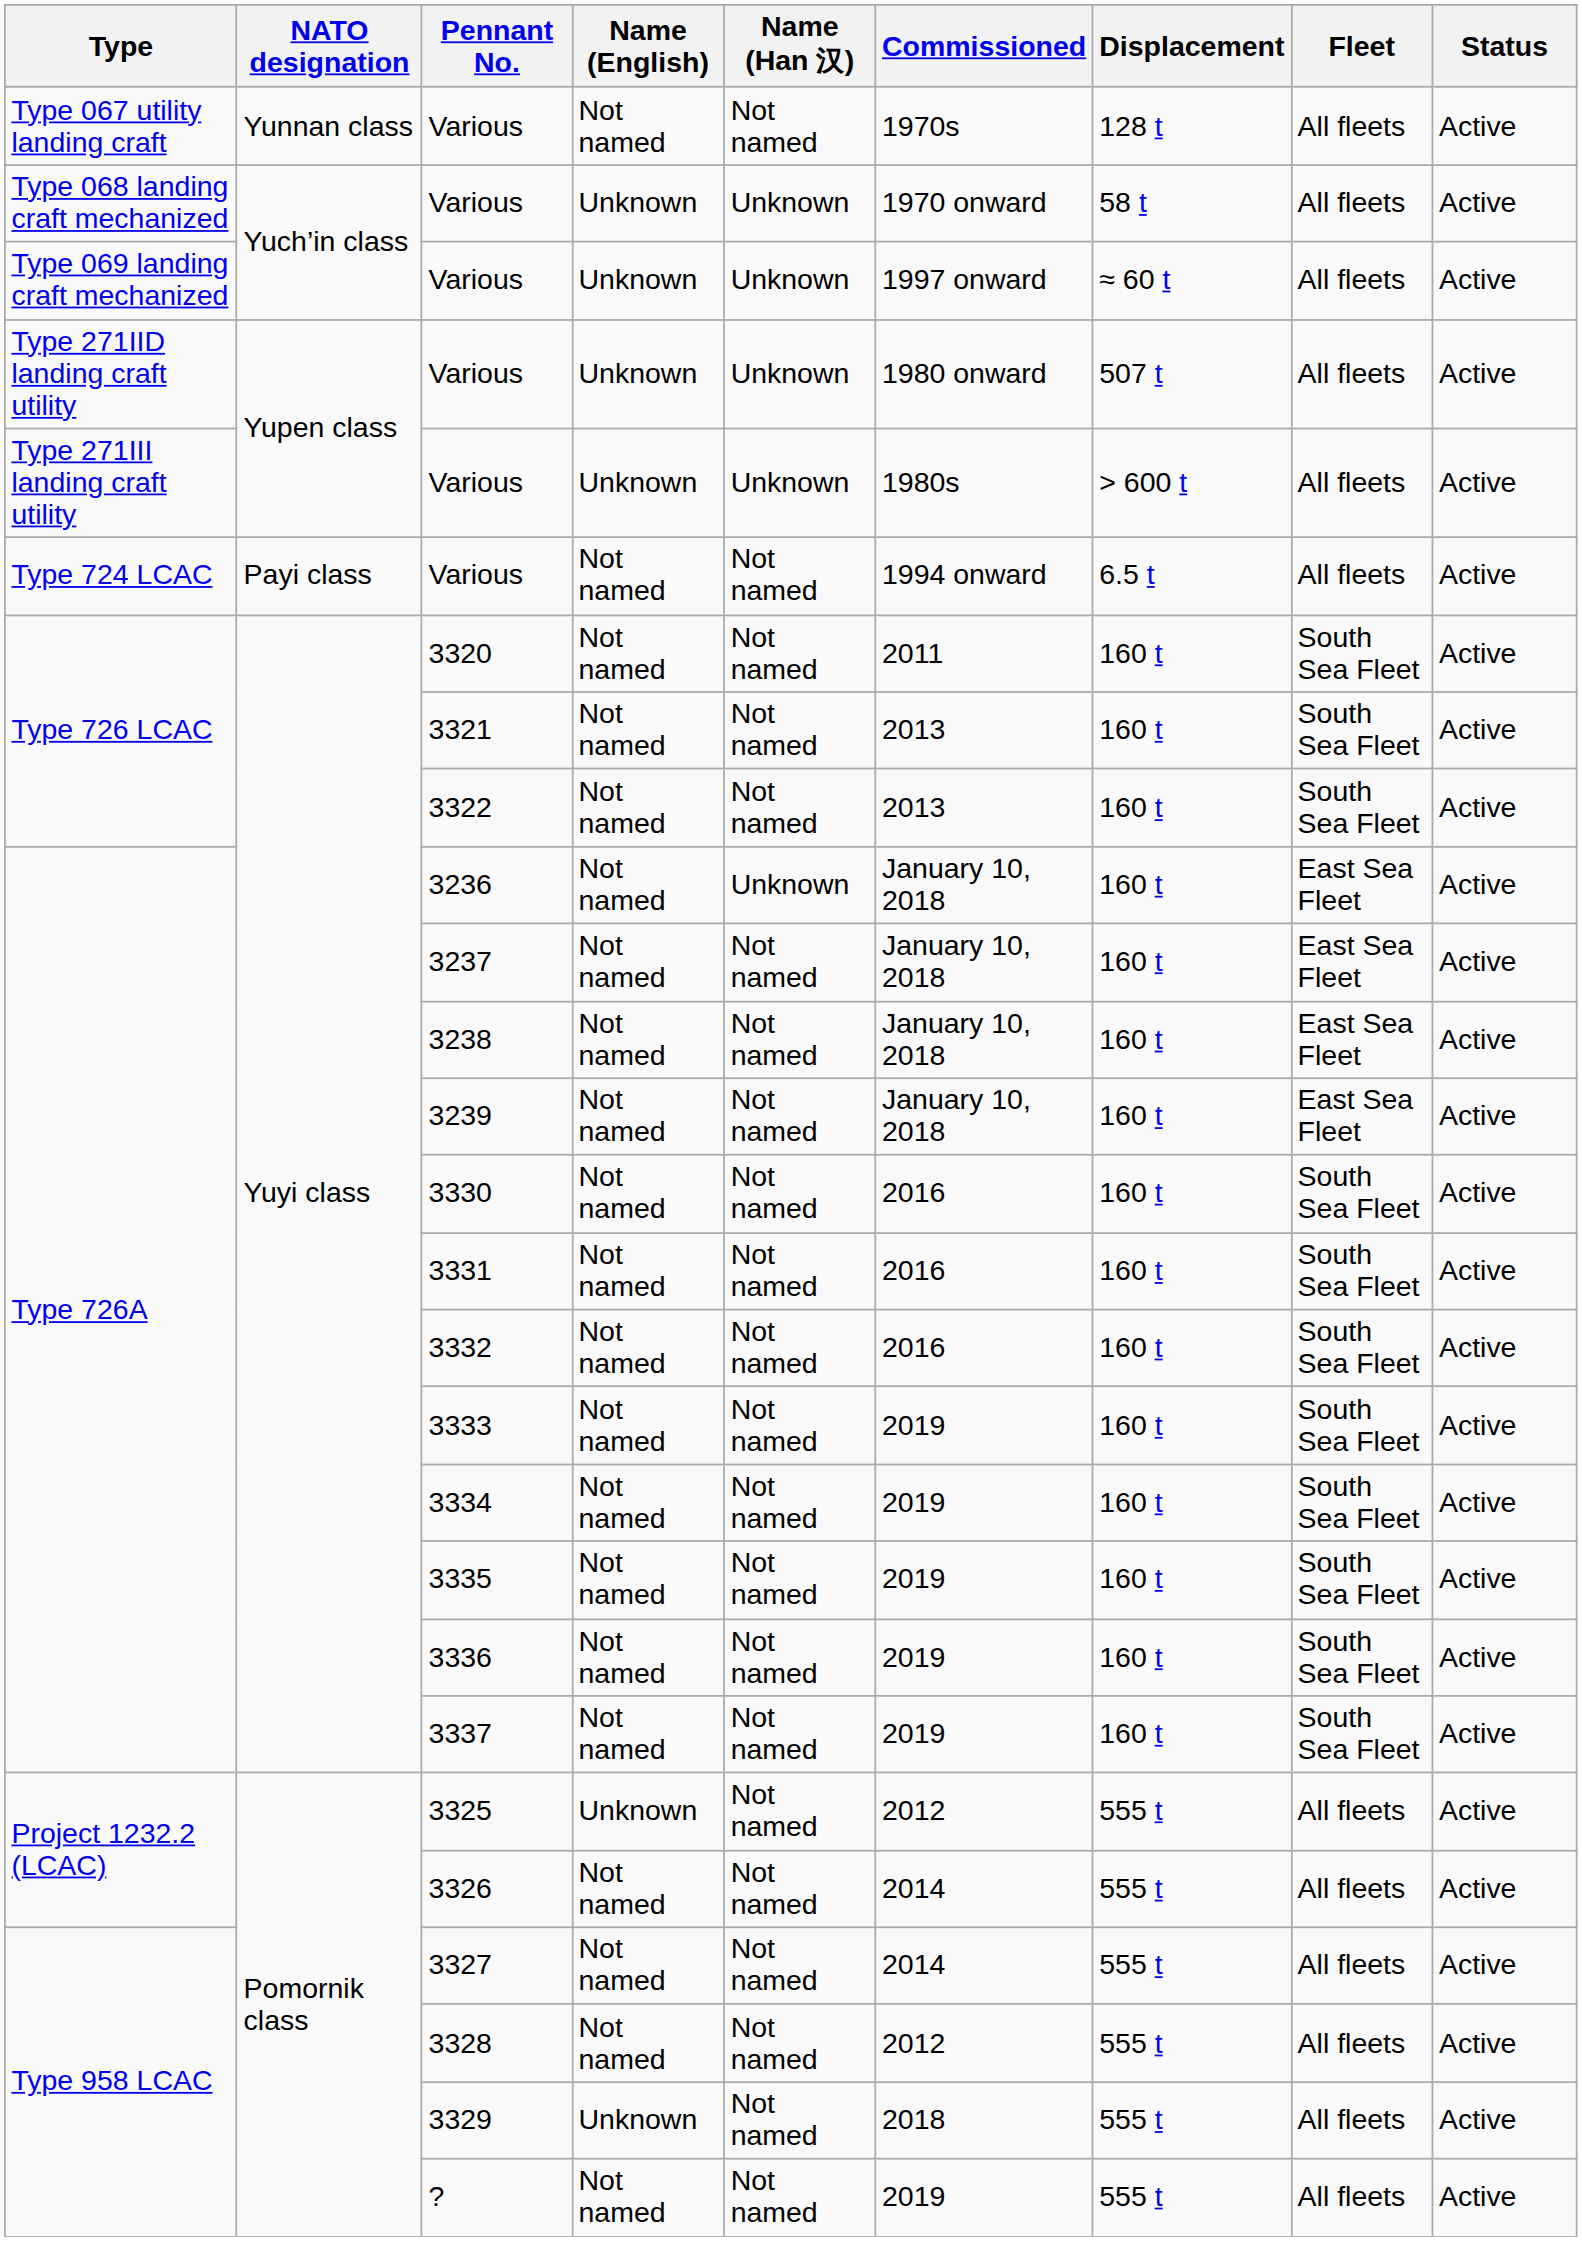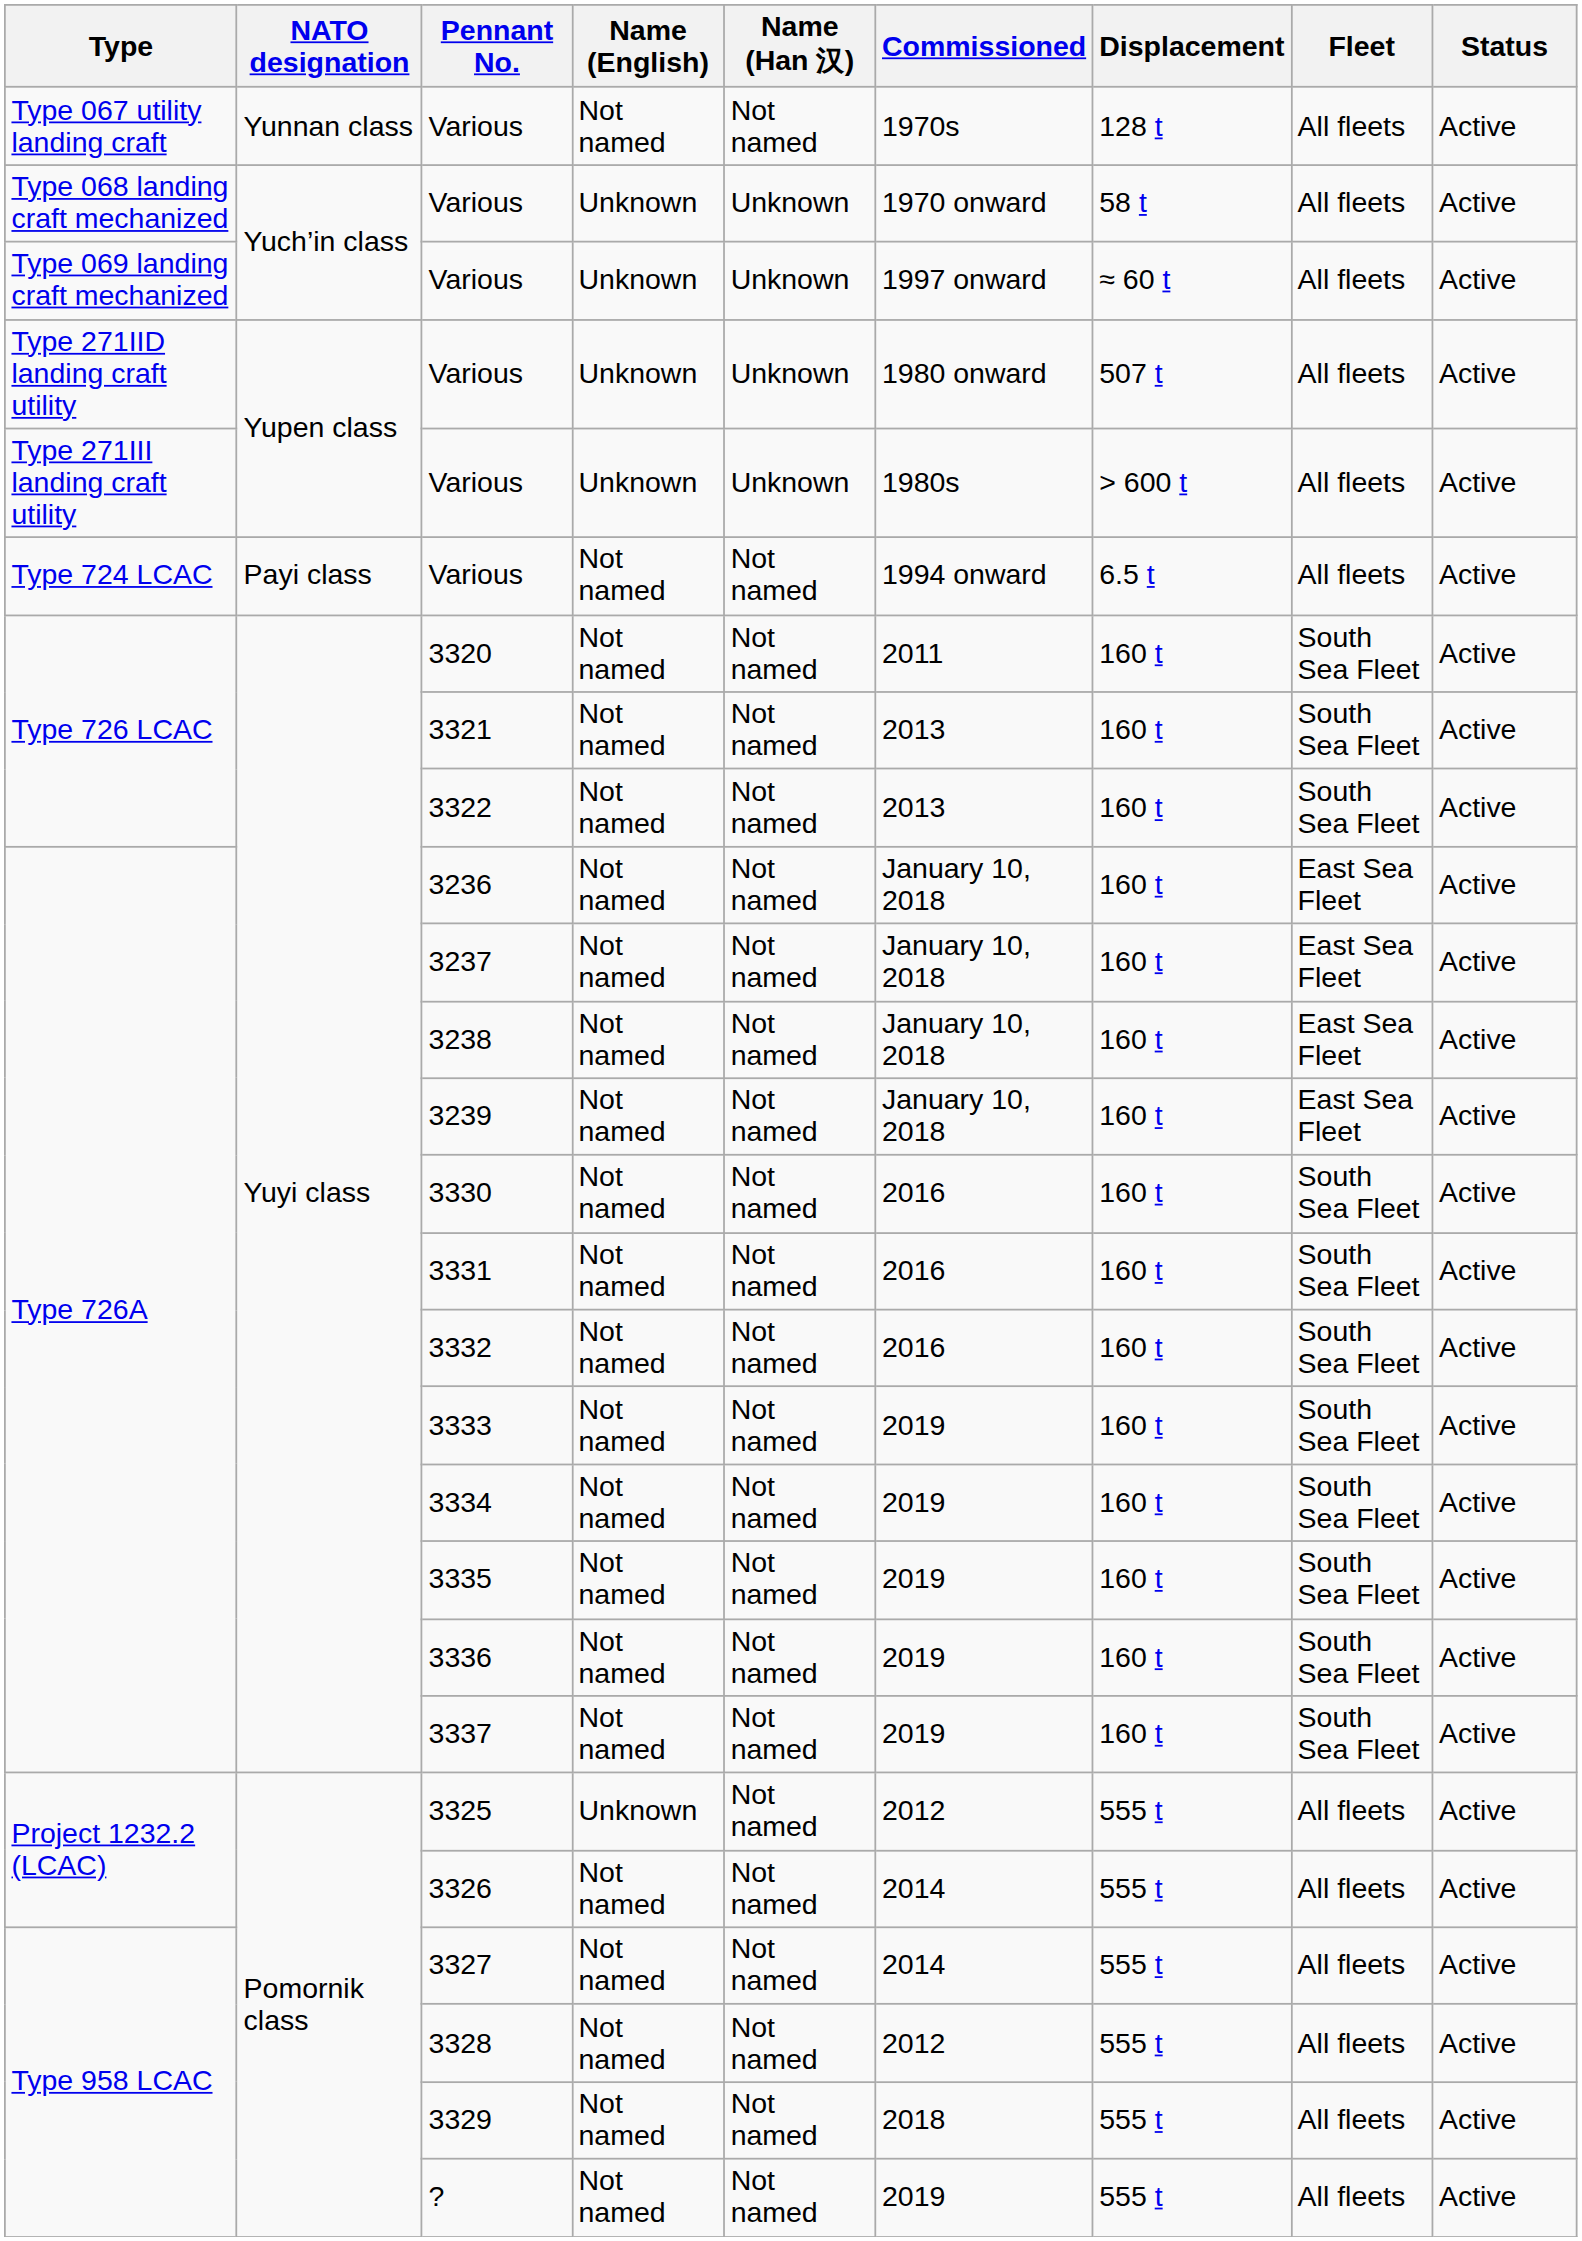(790, 884) Unknown -> (774, 884) Not named
(638, 2119) Unknown -> (622, 2119) Not named
